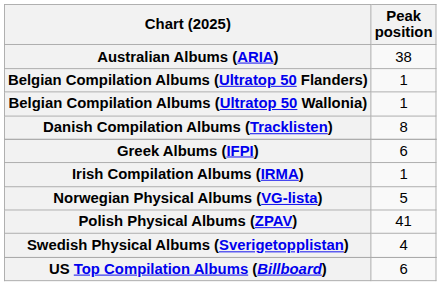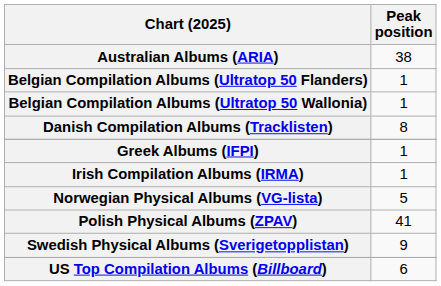(404, 151) 6 -> (404, 151) 1
(404, 245) 4 -> (404, 245) 9
